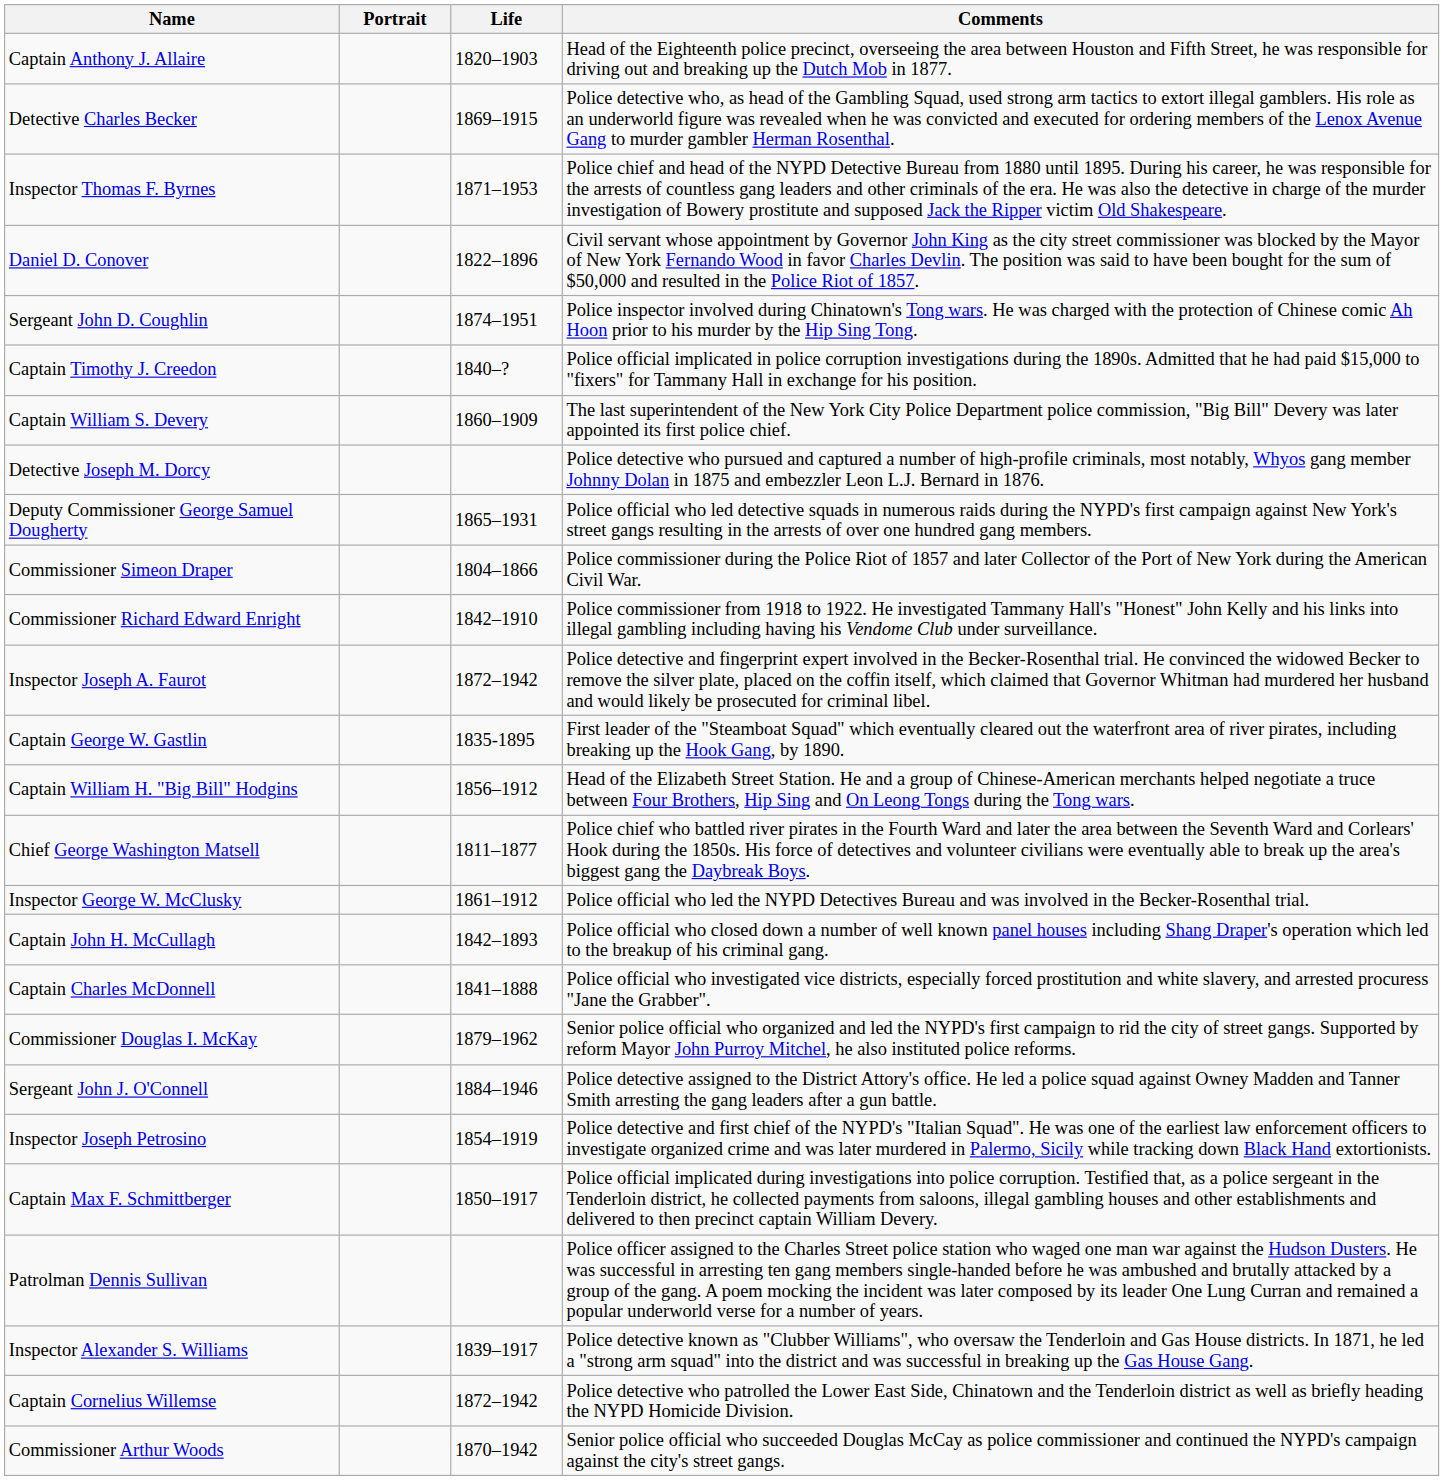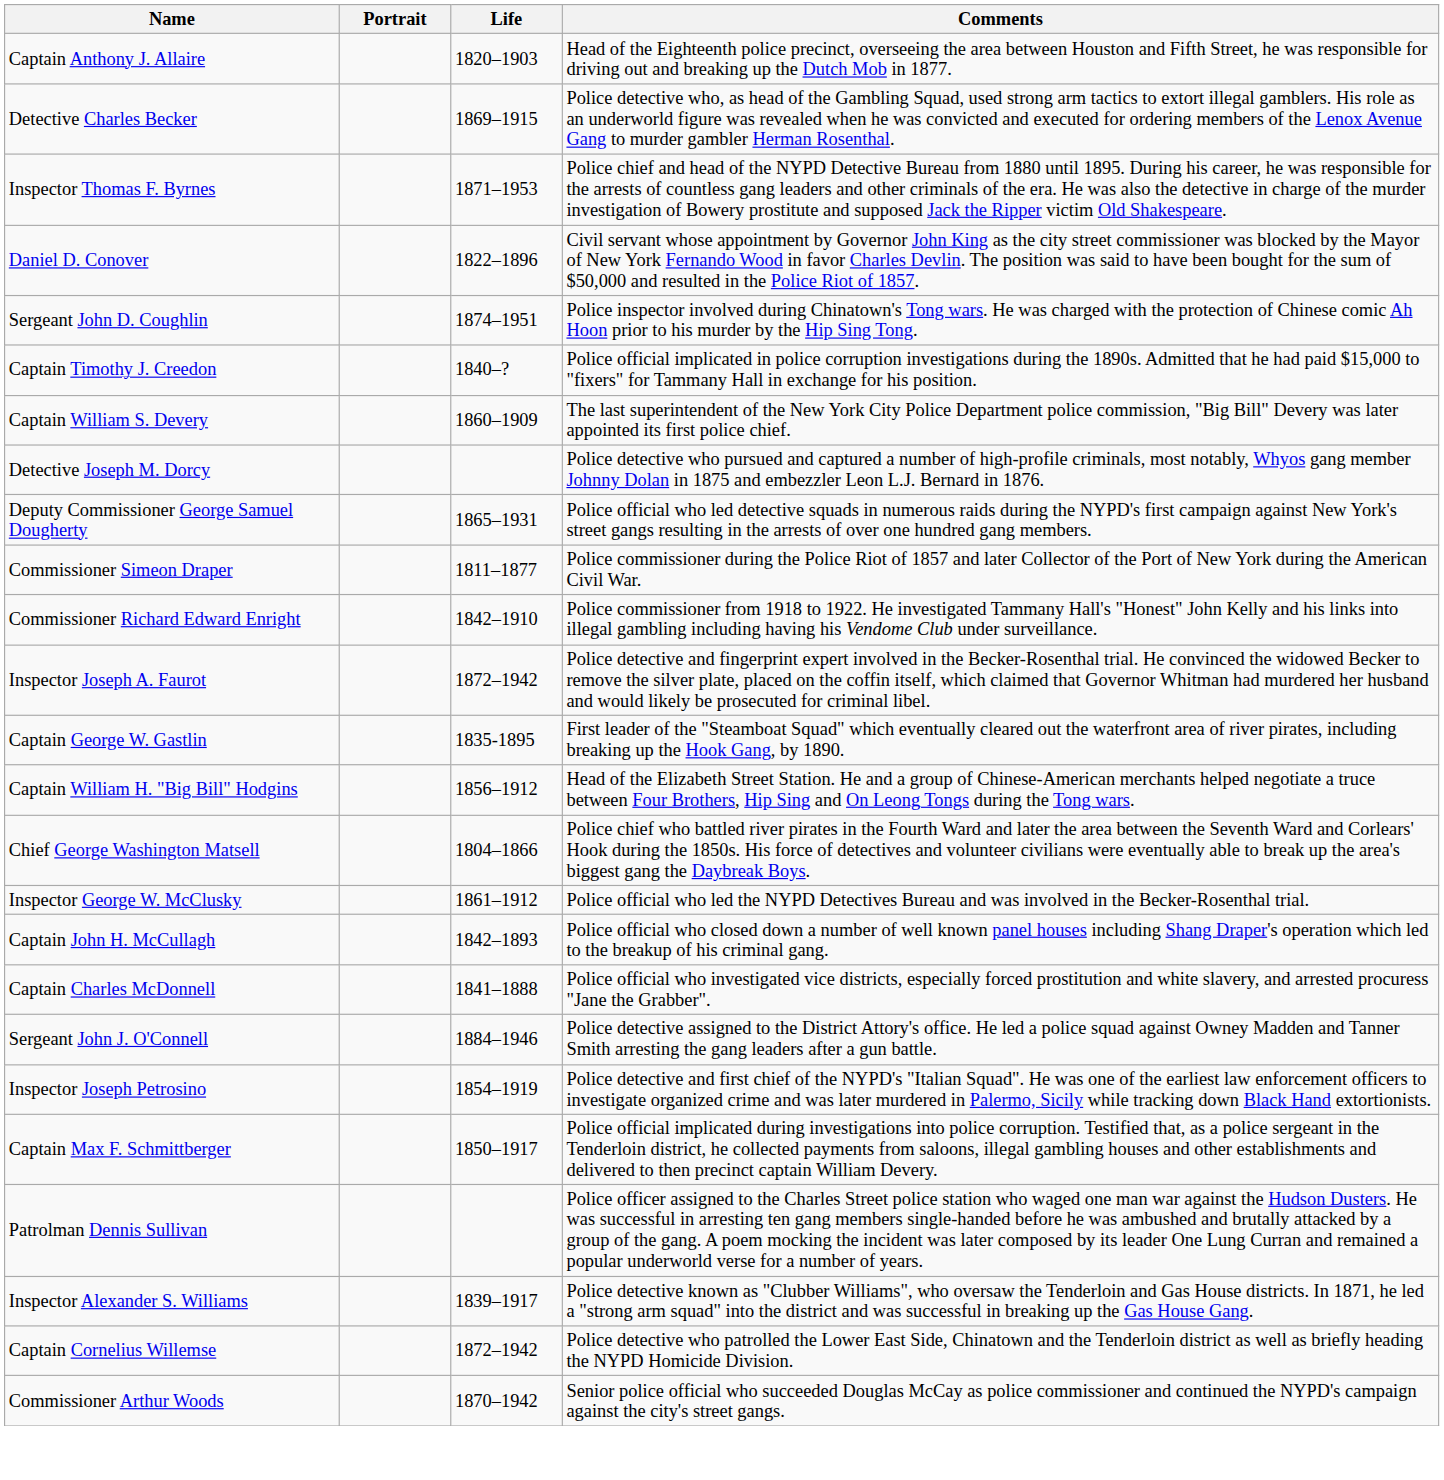(496, 569) 1804–1866 -> (496, 569) 1811–1877
(496, 850) 1811–1877 -> (496, 850) 1804–1866
- row: (133, 1039)
